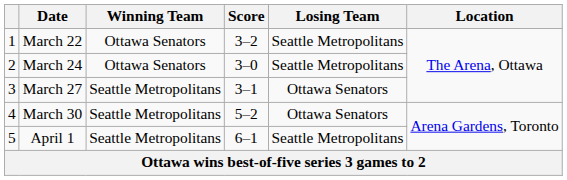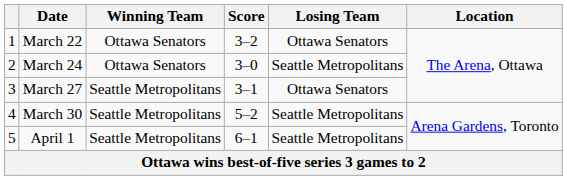(337, 41) Seattle Metropolitans -> (337, 41) Ottawa Senators
(337, 114) Ottawa Senators -> (337, 114) Seattle Metropolitans
